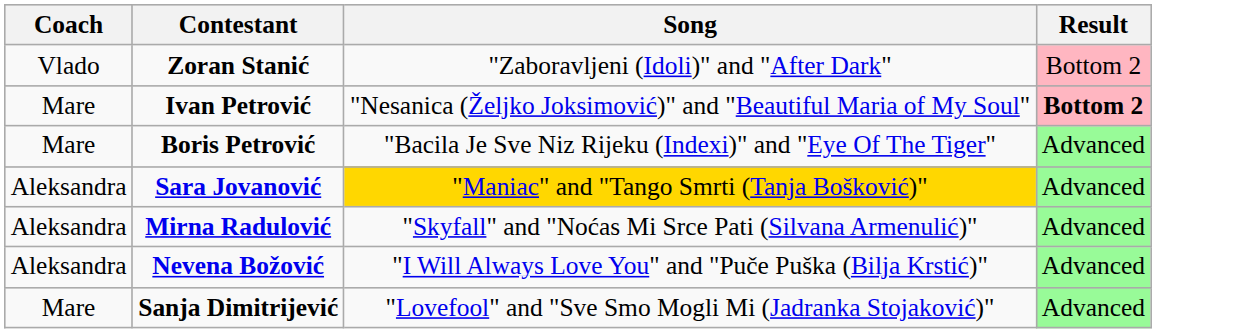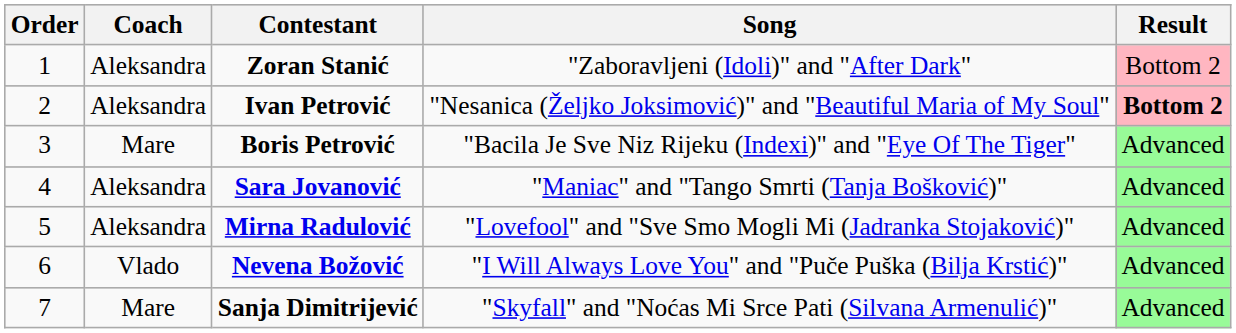+ column: (45, 24)
(69, 65) Vlado -> (148, 65) Aleksandra
(69, 105) Mare -> (148, 105) Aleksandra
(690, 186) gold background -> (770, 186) no background
(690, 226) "Skyfall" and "Noćas Mi Srce Pati (Silvana Armenulić)" -> (770, 226) "Lovefool" and "Sve Smo Mogli Mi (Jadranka Stojaković)"
(69, 266) Aleksandra -> (148, 266) Vlado
(690, 307) "Lovefool" and "Sve Smo Mogli Mi (Jadranka Stojaković)" -> (770, 307) "Skyfall" and "Noćas Mi Srce Pati (Silvana Armenulić)"
